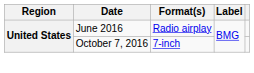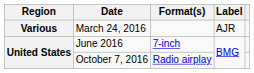+ row: (111, 28)
(182, 28) Radio airplay -> (166, 44) 7-inch
(166, 44) 7-inch -> (182, 60) Radio airplay
